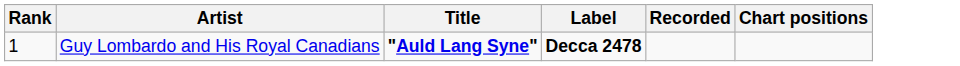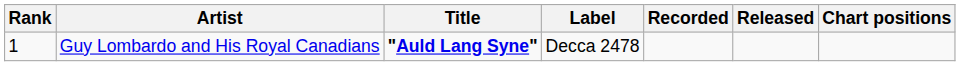+ column: (776, 18)
(594, 46) bold -> (593, 46) normal
